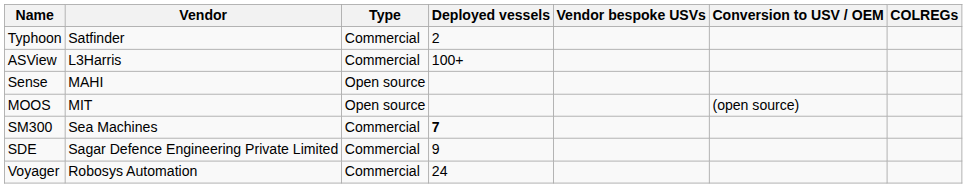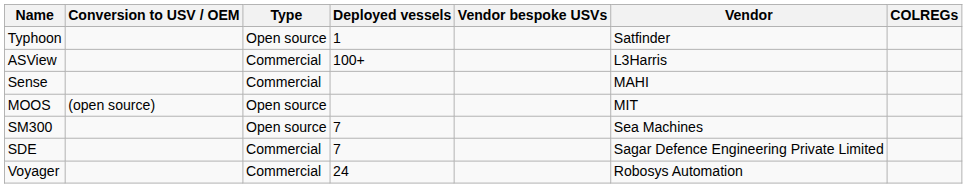columns swapped: (203, 15) <-> (798, 15)
(382, 37) Commercial -> (286, 37) Open source
(436, 37) 2 -> (337, 37) 1
(385, 82) Open source -> (284, 82) Commercial
(382, 127) Commercial -> (286, 127) Open source
(436, 127) bold -> (337, 127) normal
(436, 149) 9 -> (337, 149) 7
